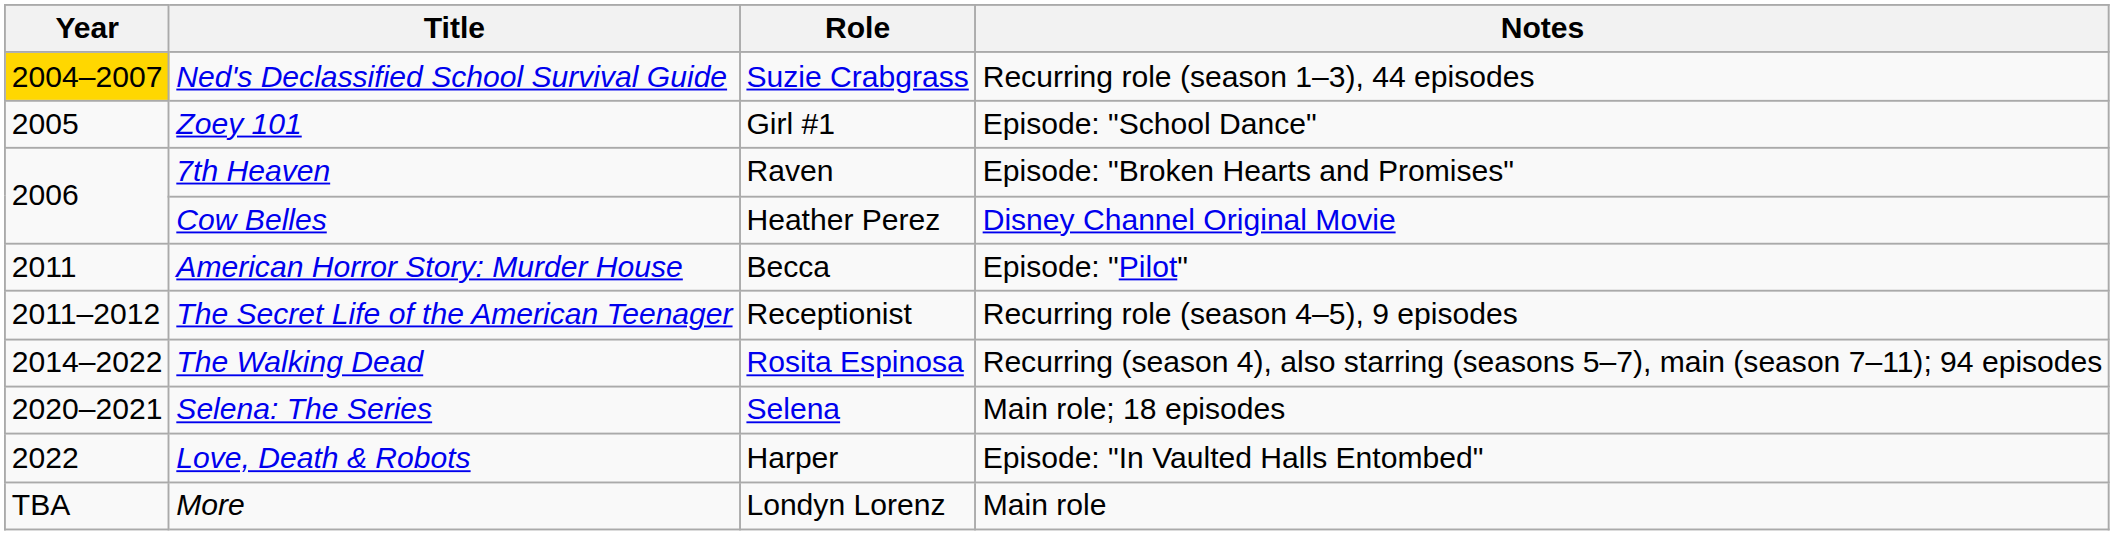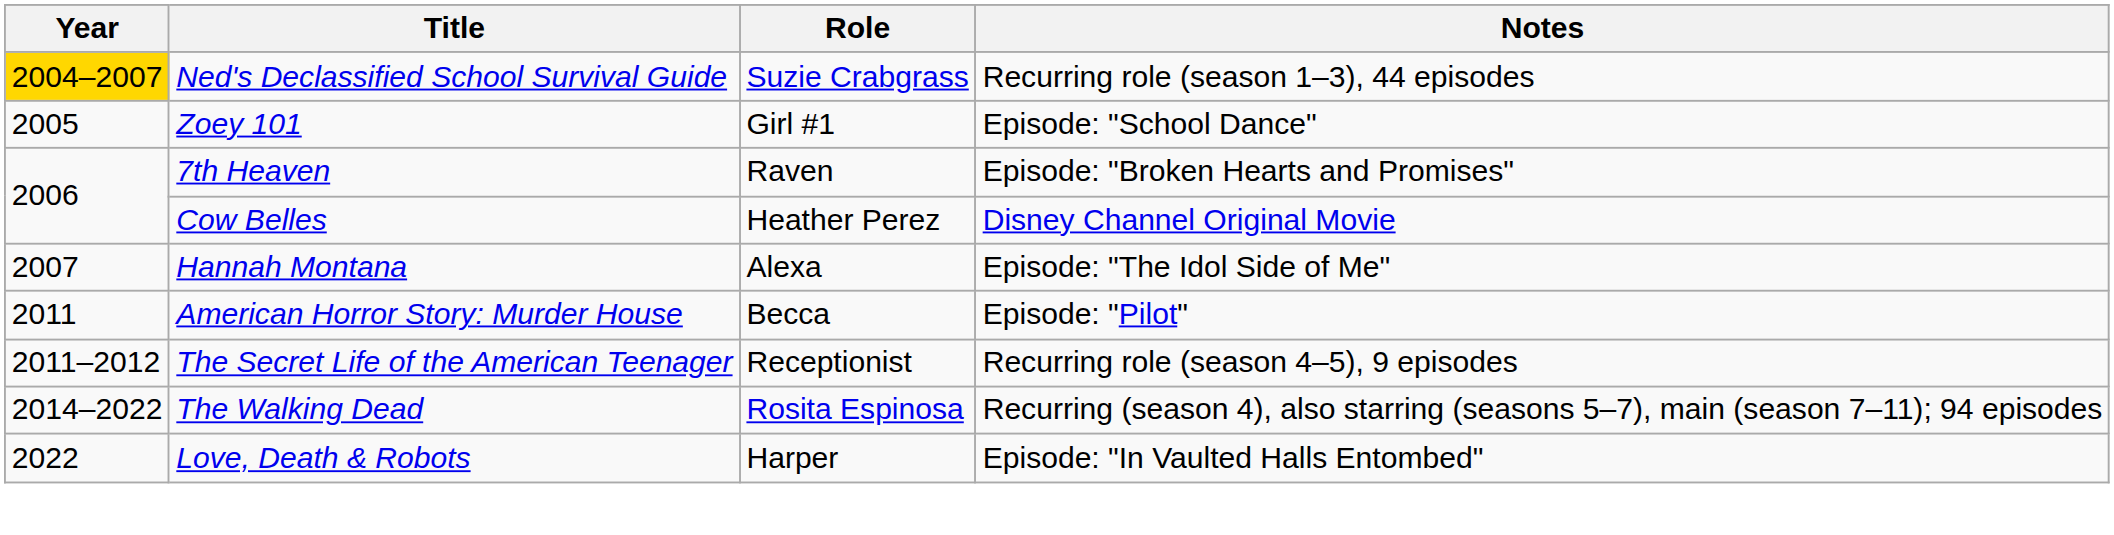+ row: (292, 266)
- row: (304, 409)
- row: (211, 505)
